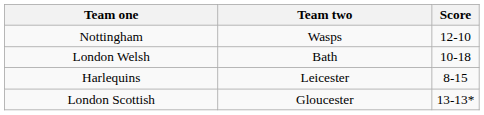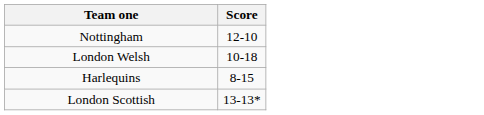- column: (325, 15)
